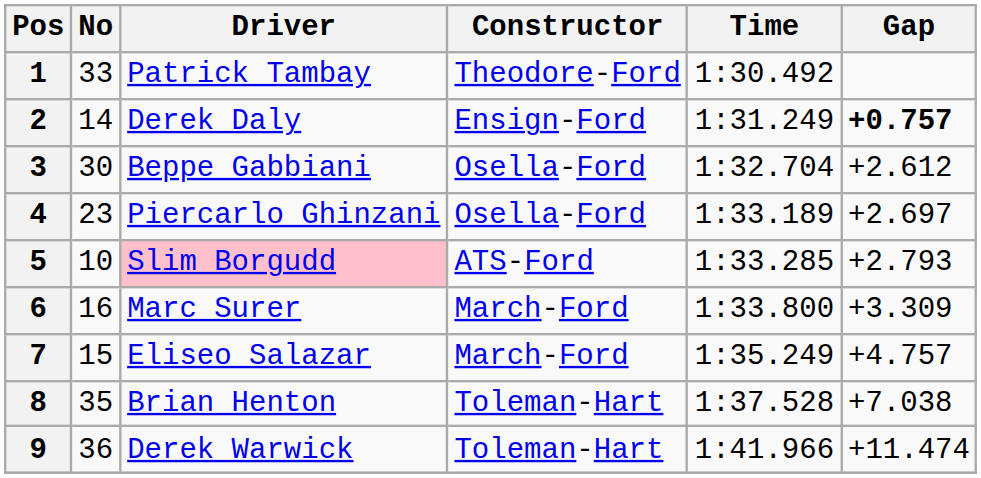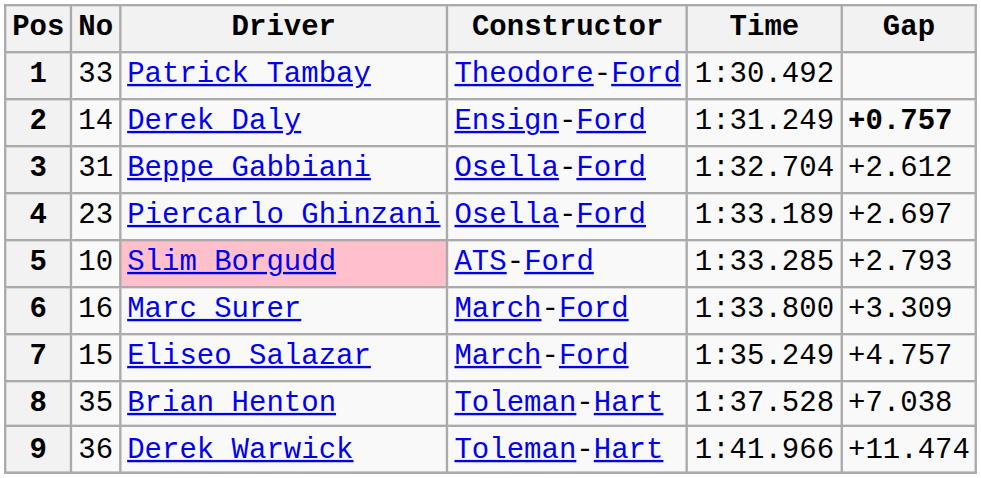(96, 170) 30 -> (96, 170) 31
